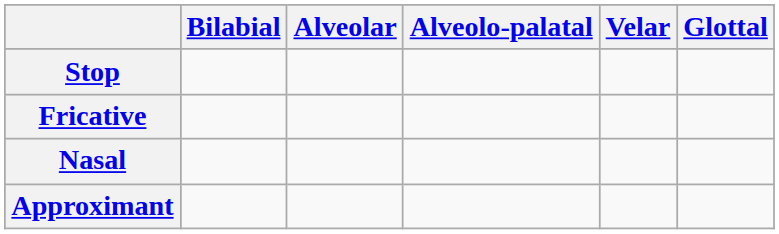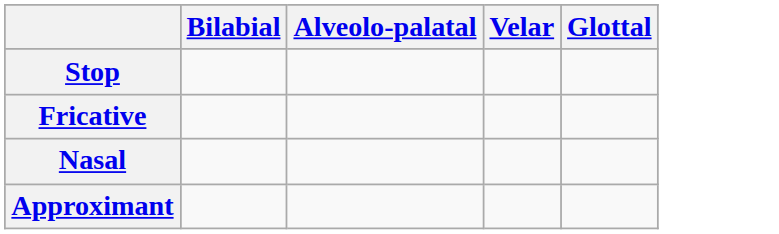- column: (345, 26)
